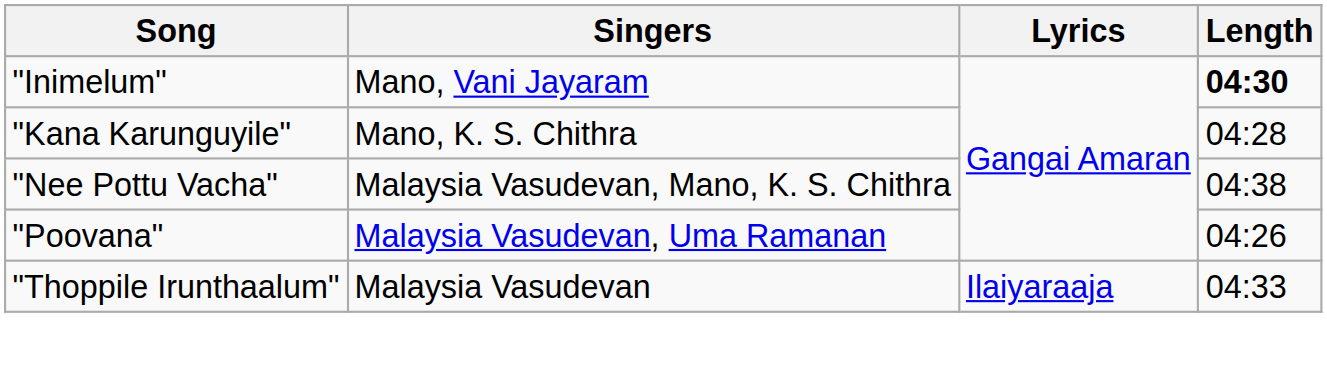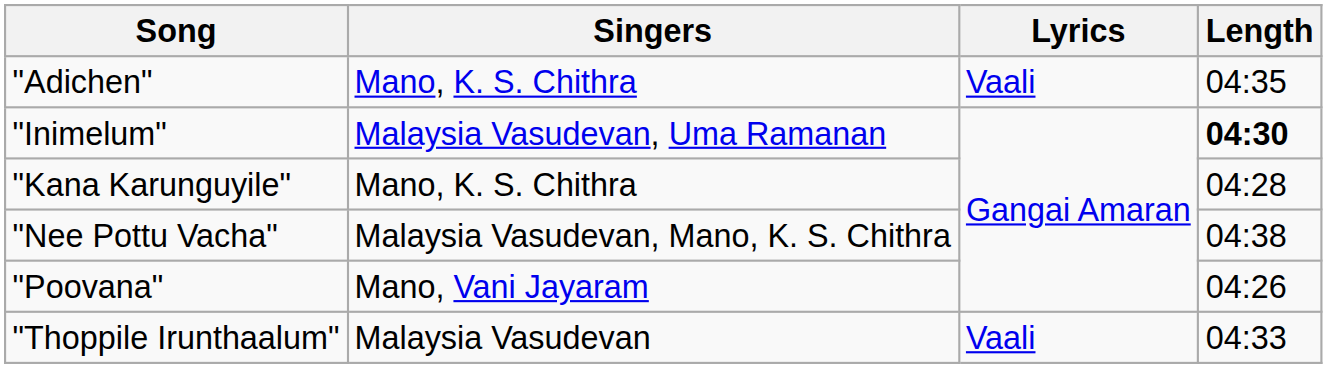+ row: (83, 82)
(502, 82) Mano, Vani Jayaram -> (620, 133) Malaysia Vasudevan, Uma Ramanan
(620, 236) Malaysia Vasudevan, Uma Ramanan -> (502, 287) Mano, Vani Jayaram
(1040, 287) Ilaiyaraaja -> (1001, 338) Vaali
